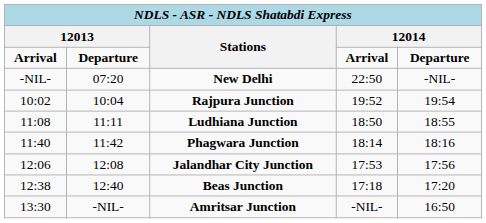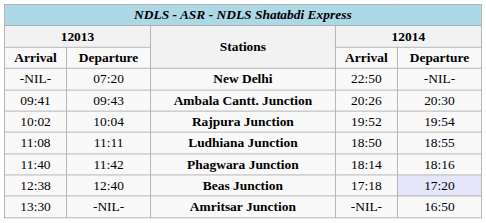+ row: (243, 100)
- row: (243, 164)
(440, 185) no background -> (439, 185) lavender background
